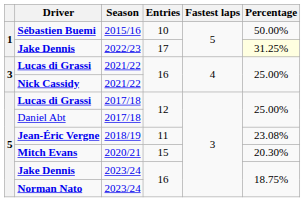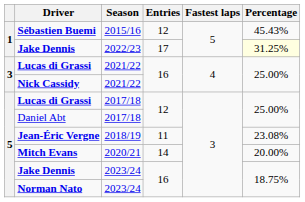(163, 30) 10 -> (163, 30) 12
(271, 30) 50.00% -> (271, 30) 45.43%
(163, 153) 15 -> (163, 153) 14
(271, 153) 20.30% -> (271, 153) 20.00%
